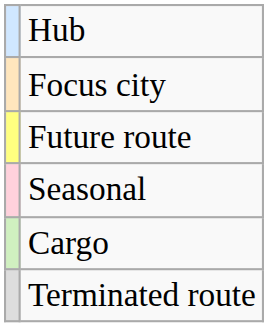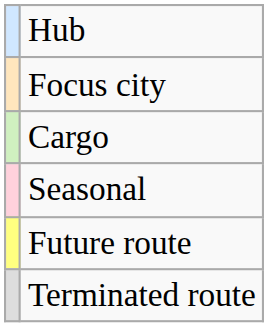rows swapped: (68, 242) <-> (110, 136)
